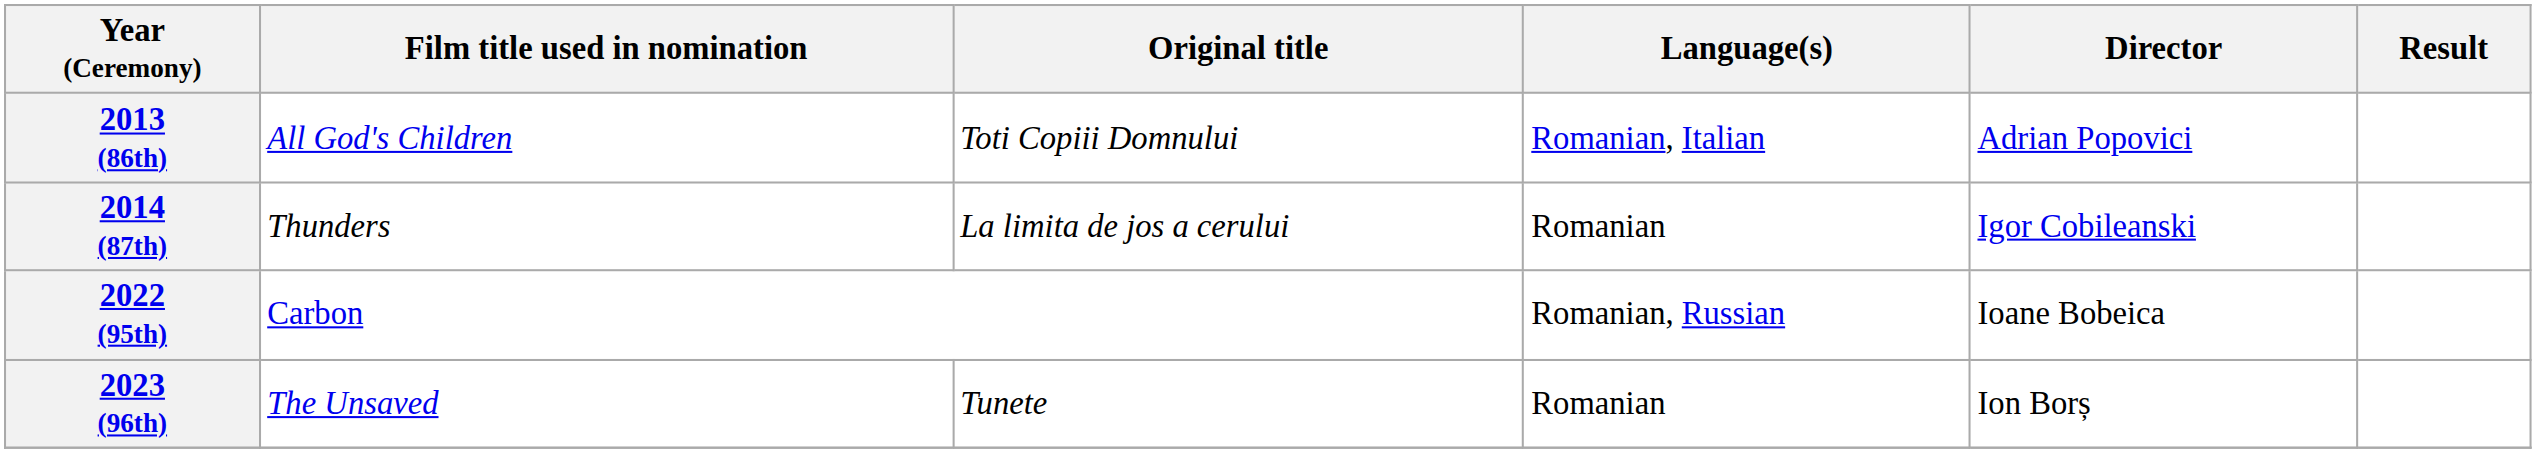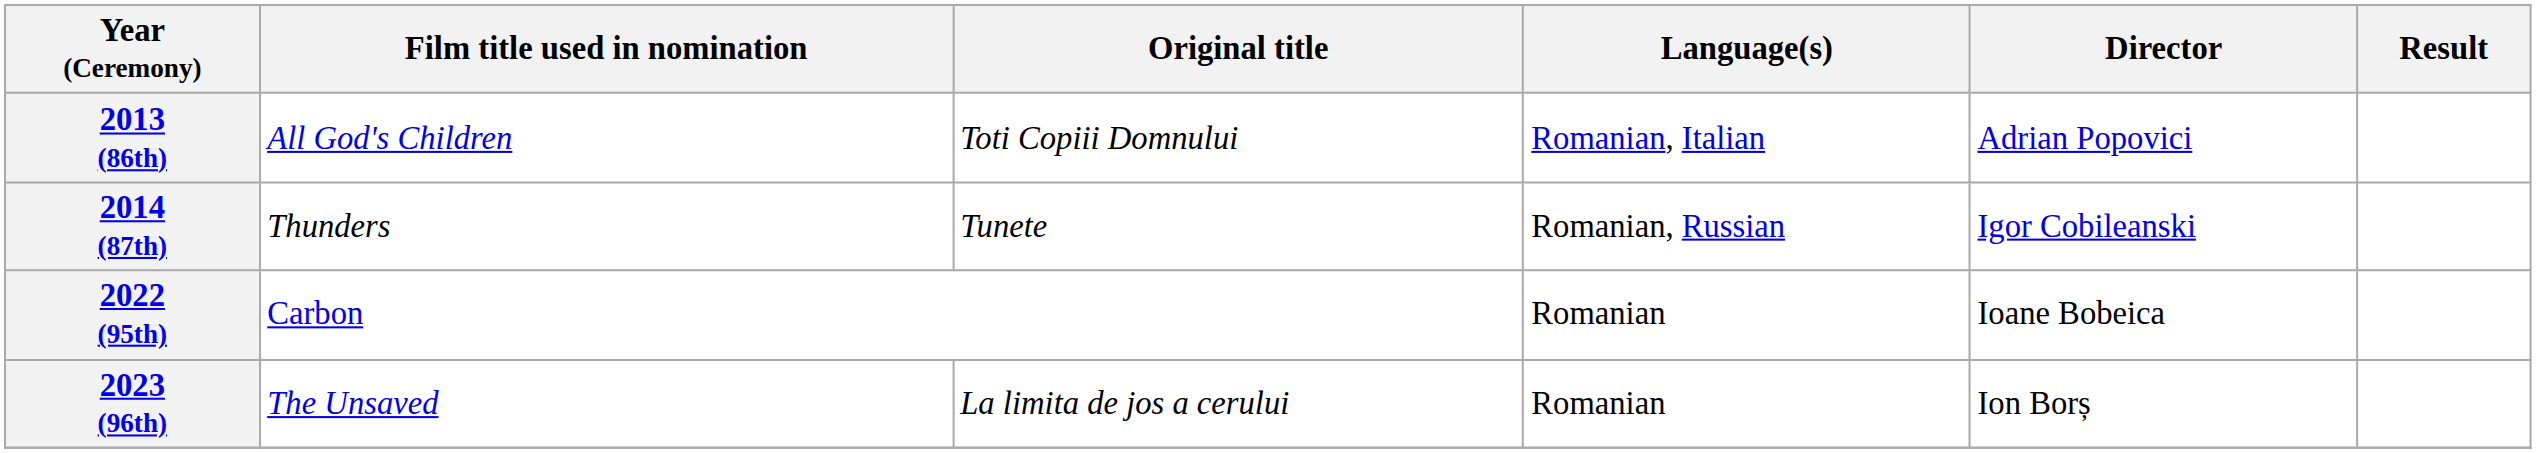(1125, 225) La limita de jos a cerului -> (1004, 225) Tunete
(1598, 225) Romanian -> (1658, 225) Romanian, Russian
(1658, 314) Romanian, Russian -> (1598, 314) Romanian
(1004, 402) Tunete -> (1125, 402) La limita de jos a cerului
